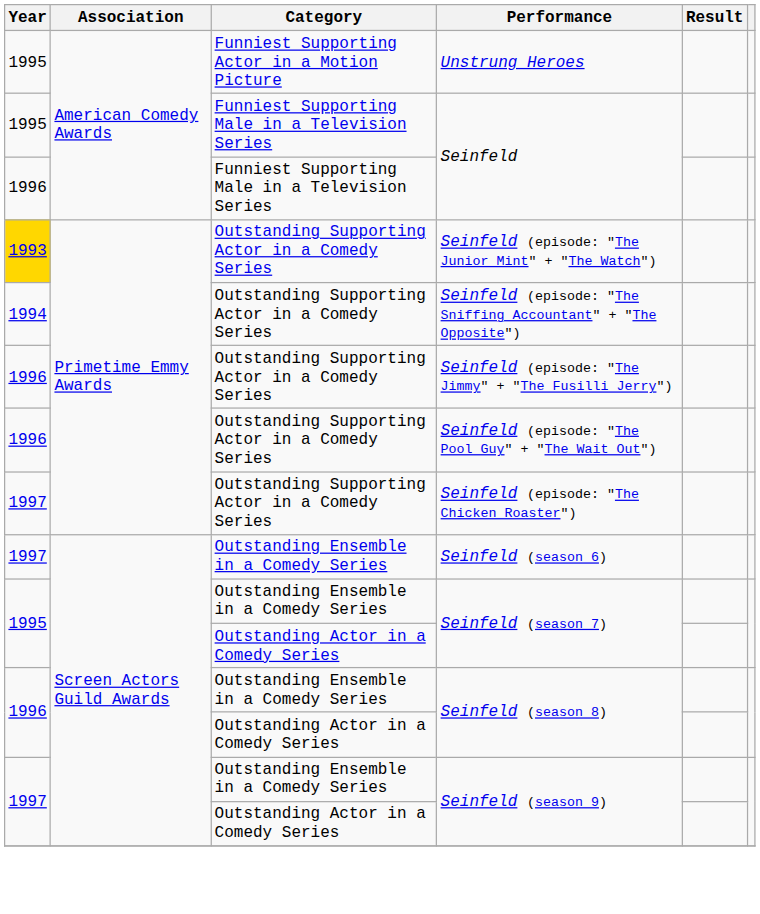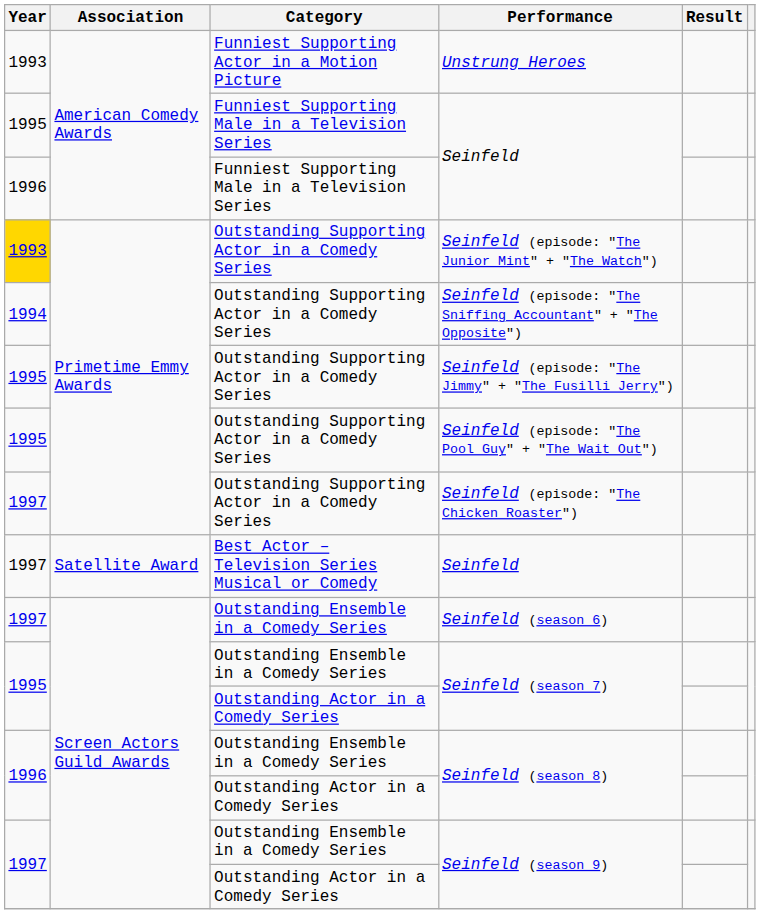(28, 62) 1995 -> (28, 62) 1993
(28, 377) 1996 -> (28, 377) 1995
(28, 440) 1996 -> (28, 440) 1995
+ row: (296, 566)
